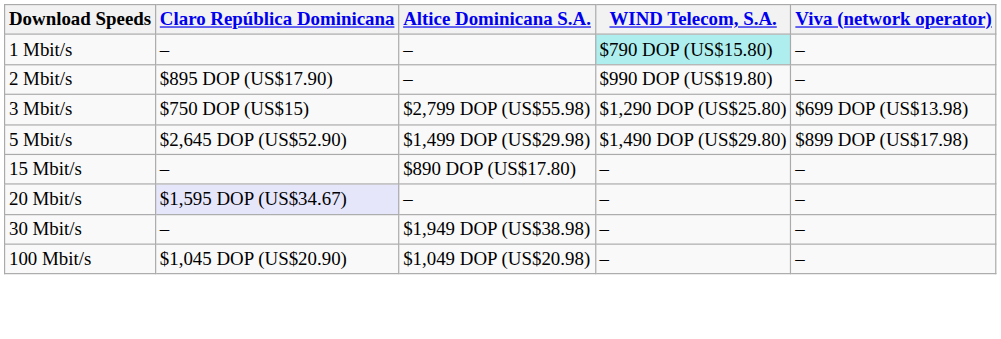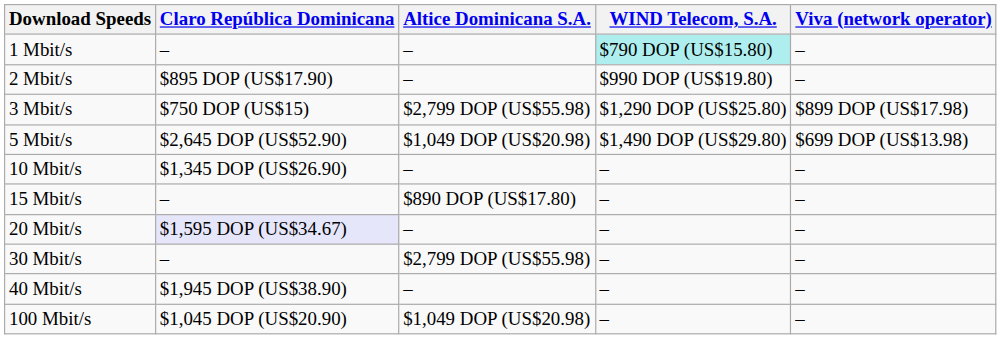(882, 109) $699 DOP (US$13.98) -> (882, 109) $899 DOP (US$17.98)
(497, 139) $1,499 DOP (US$29.98) -> (497, 139) $1,049 DOP (US$20.98)
(882, 139) $899 DOP (US$17.98) -> (882, 139) $699 DOP (US$13.98)
+ row: (45, 169)
(497, 229) $1,949 DOP (US$38.98) -> (497, 259) $2,799 DOP (US$55.98)
+ row: (45, 288)
